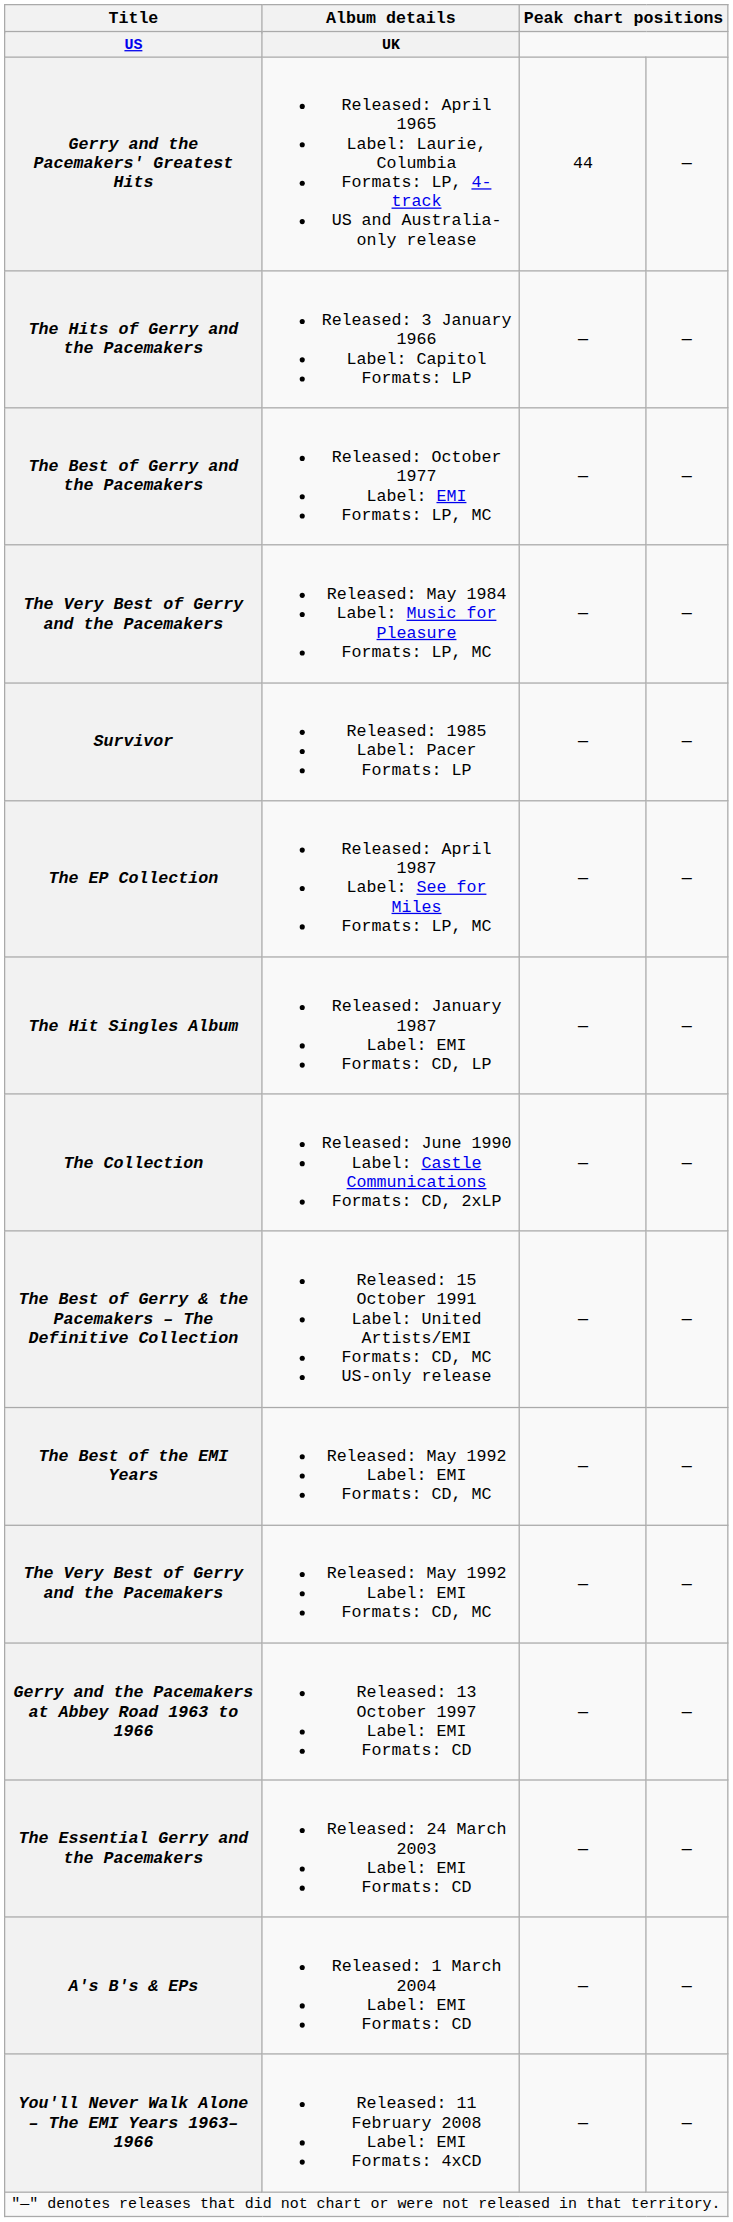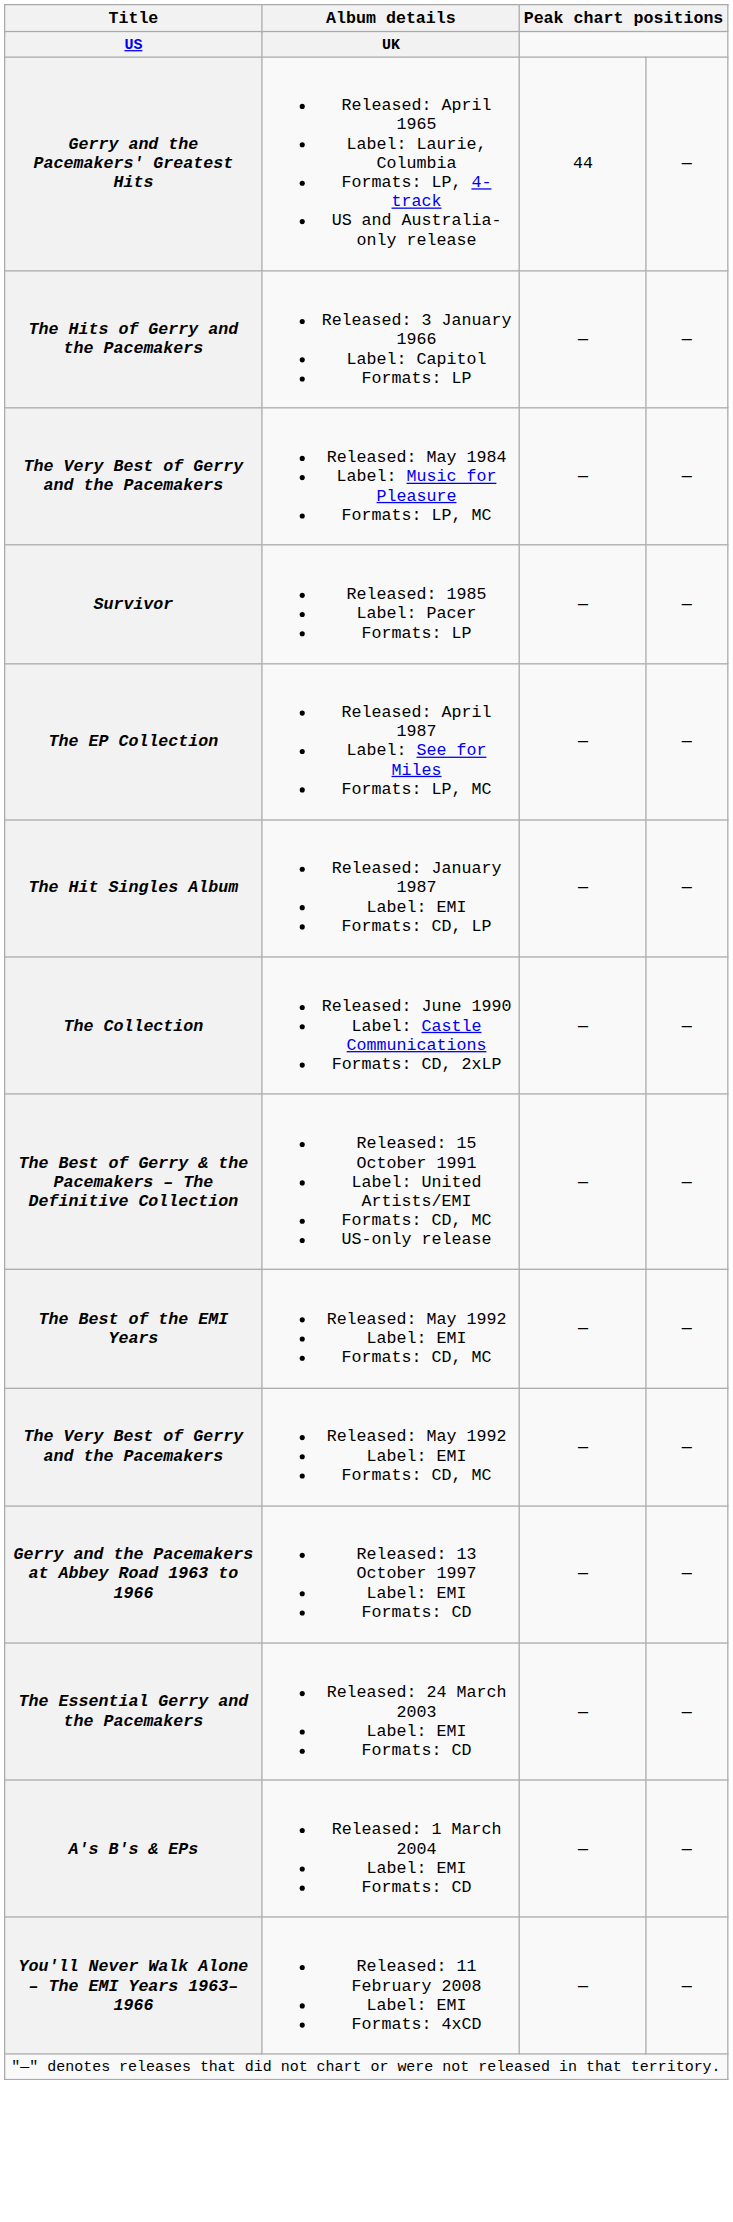- row: (133, 477)
